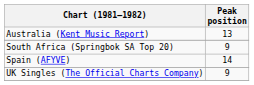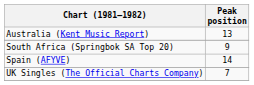(227, 74) 9 -> (227, 74) 7
